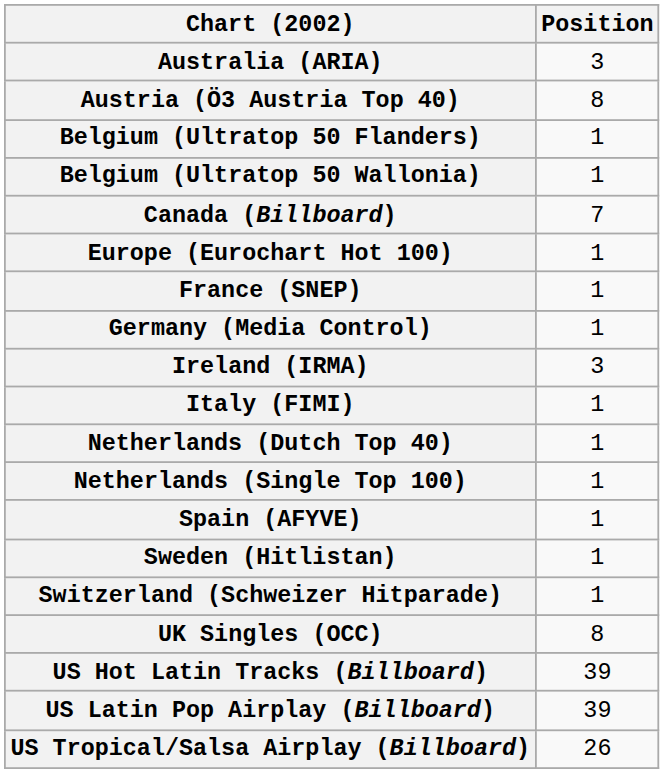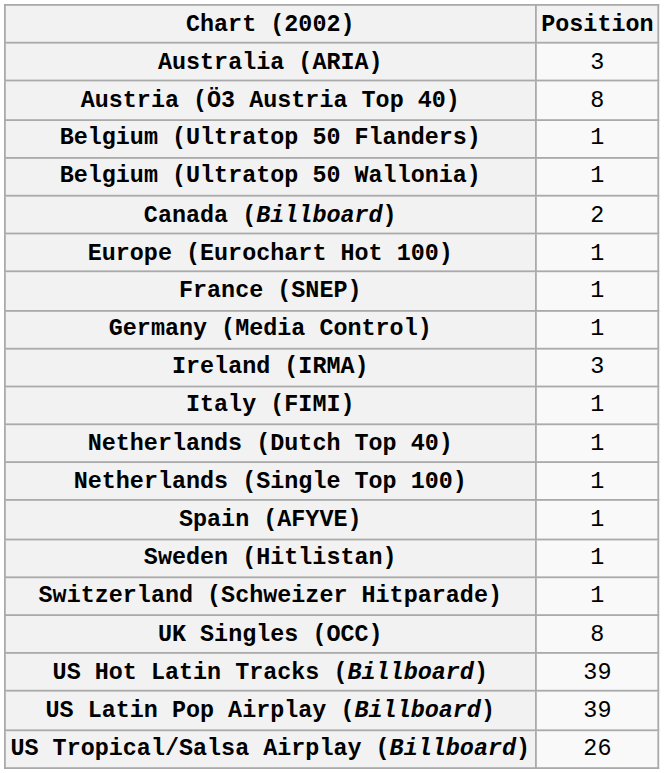(597, 215) 7 -> (597, 215) 2
